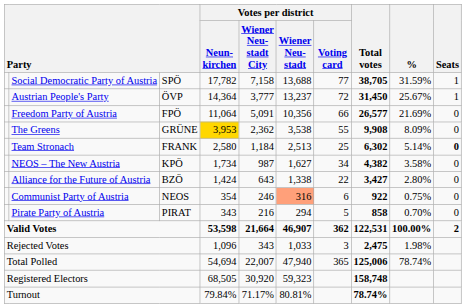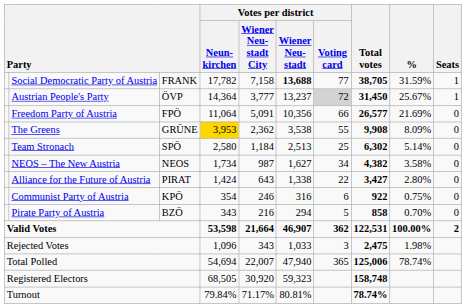(171, 80) SPÖ -> (179, 80) FRANK
(297, 80) normal -> (297, 80) bold
(344, 97) no background -> (344, 97) lightgrey background
(179, 146) FRANK -> (171, 146) SPÖ
(456, 146) bold -> (456, 146) normal
(172, 163) KPÖ -> (175, 163) NEOS
(172, 179) BZÖ -> (176, 179) PIRAT
(175, 196) NEOS -> (172, 196) KPÖ
(304, 196) lightsalmon background -> (304, 196) no background
(176, 212) PIRAT -> (172, 212) BZÖ
